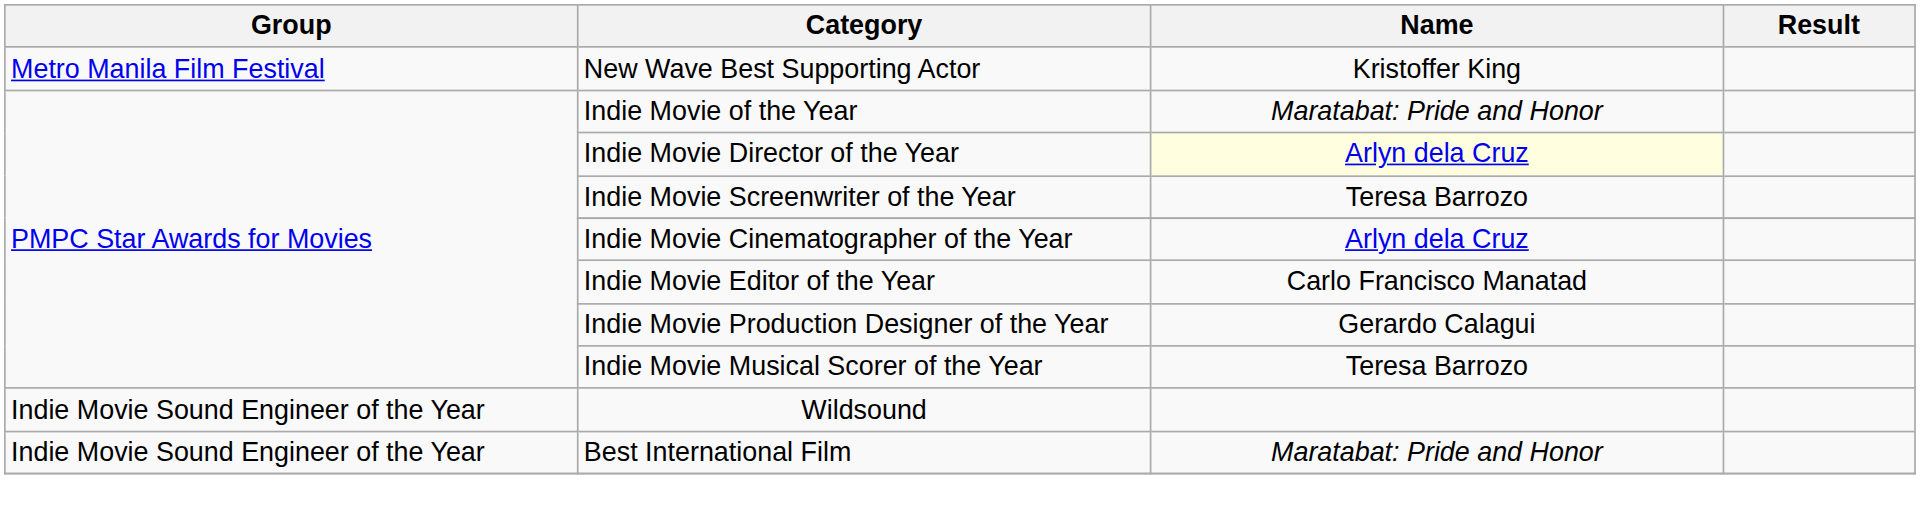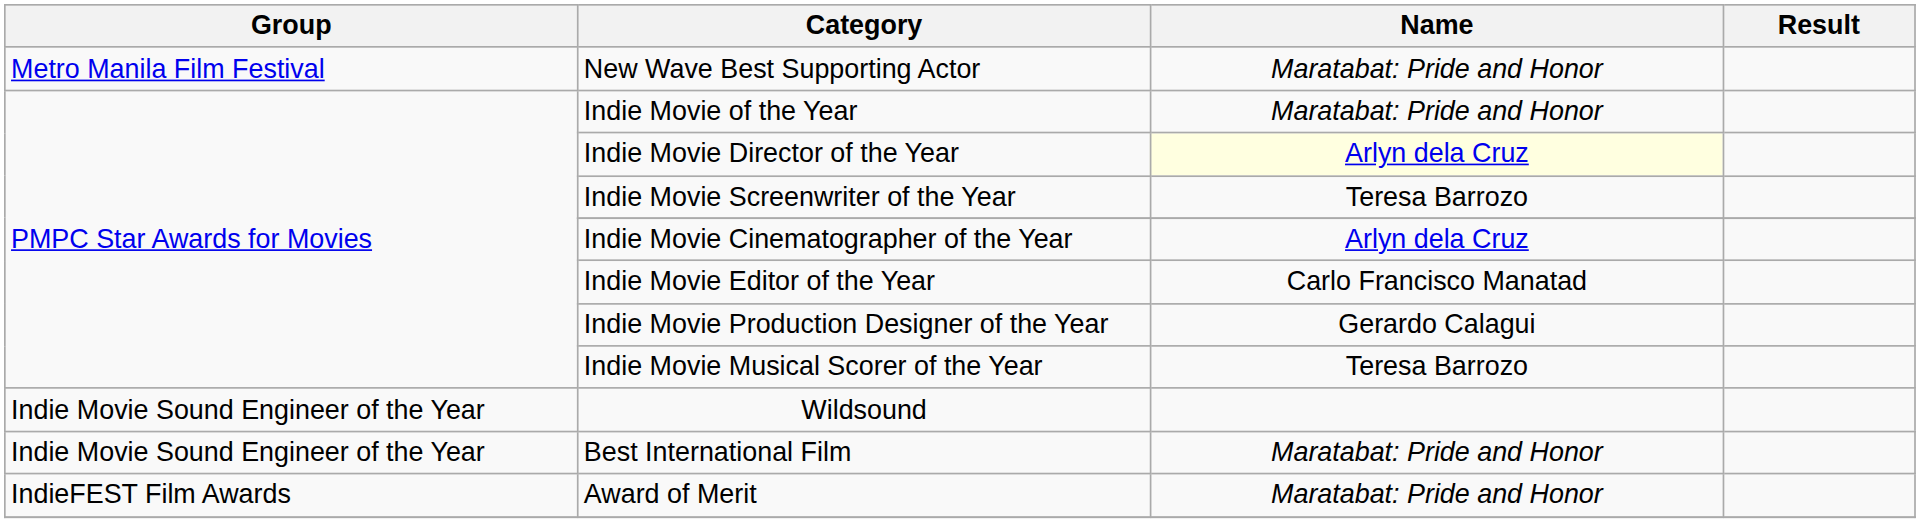(1437, 68) Kristoffer King -> (1437, 68) Maratabat: Pride and Honor
+ row: (670, 494)
